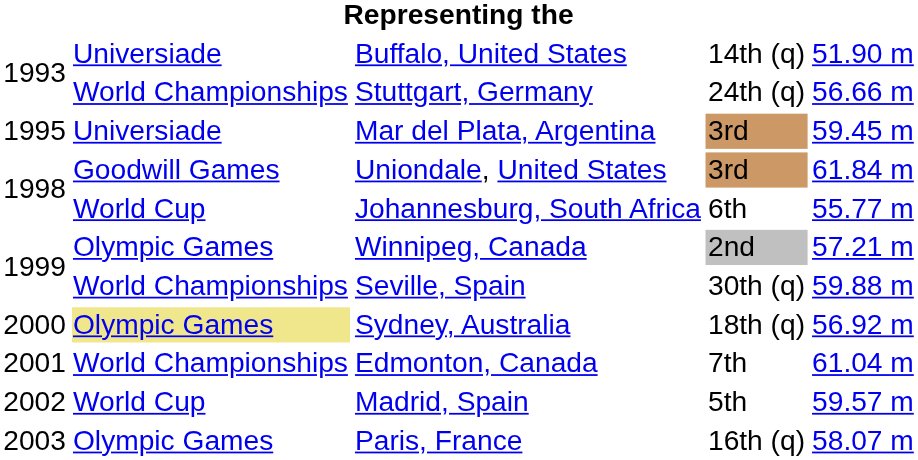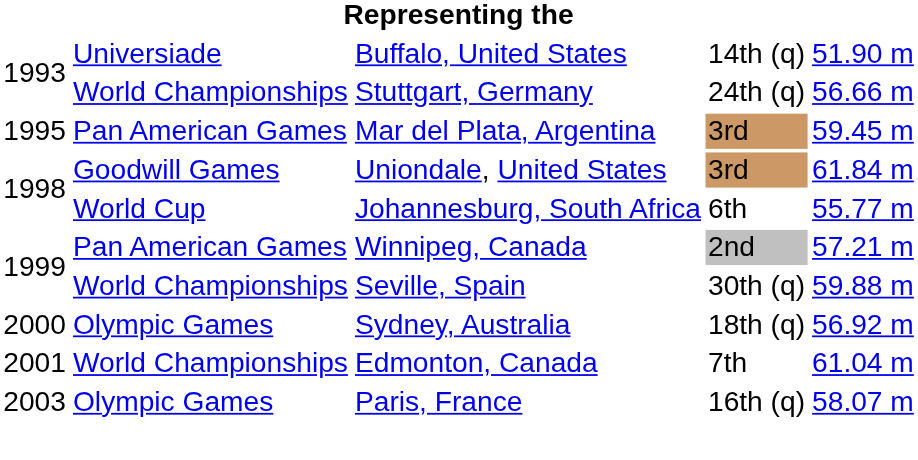(147, 130) Universiade -> (210, 130) Pan American Games
(173, 247) Olympic Games -> (210, 247) Pan American Games
(173, 324) khaki background -> (173, 324) no background
- row: (442, 401)
